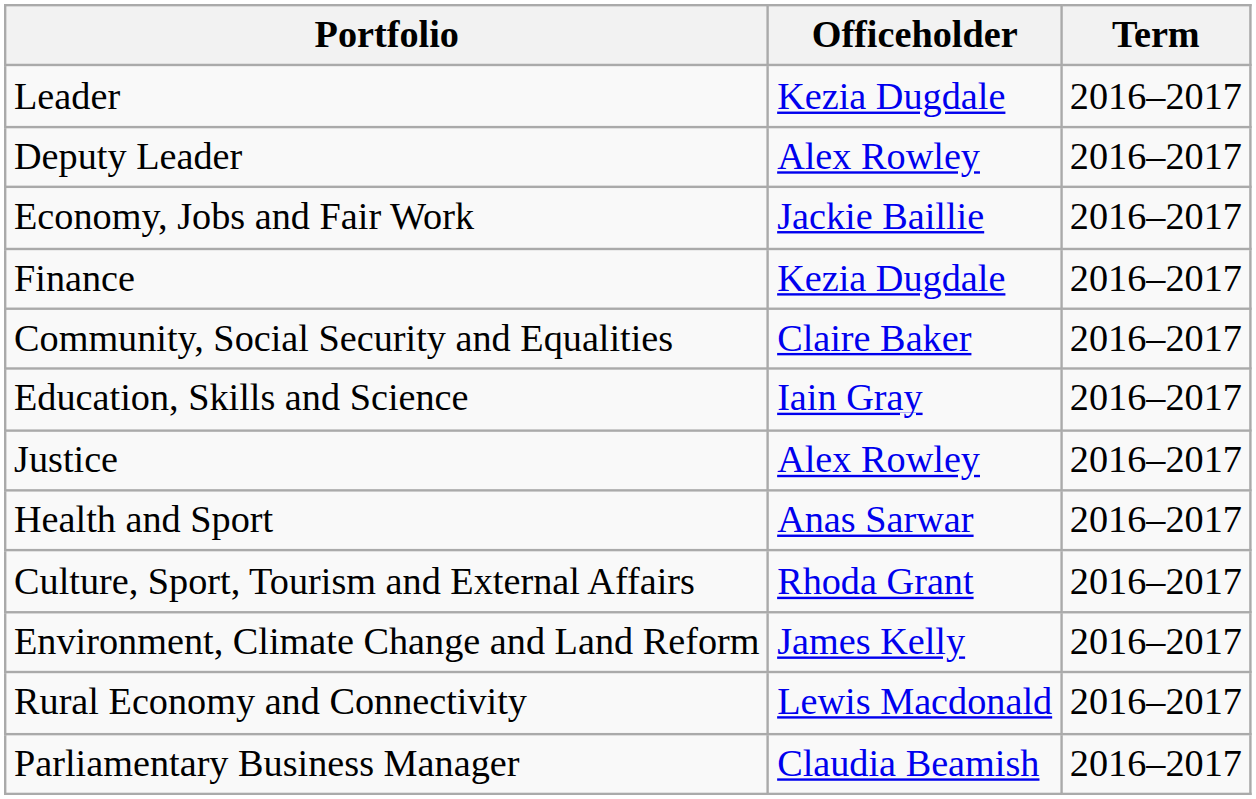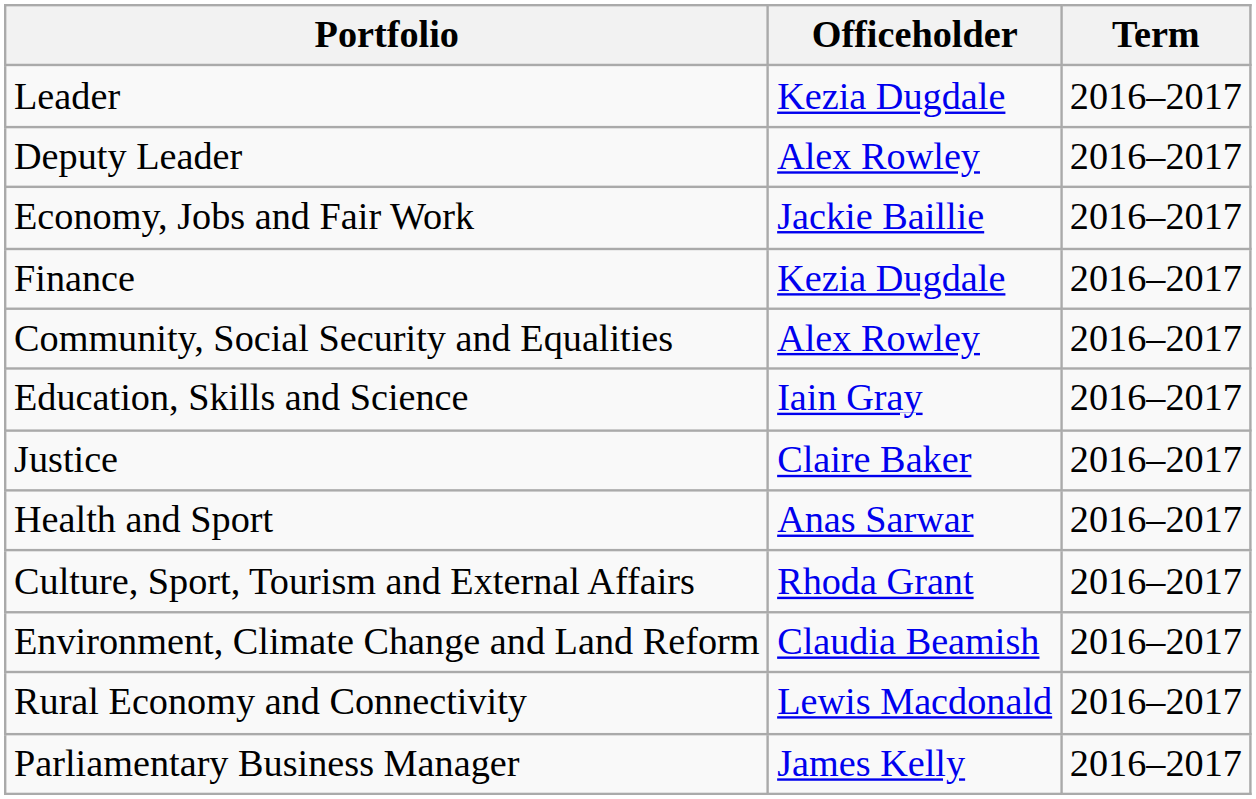(874, 338) Claire Baker -> (879, 338) Alex Rowley
(879, 459) Alex Rowley -> (874, 459) Claire Baker
(871, 641) James Kelly -> (908, 641) Claudia Beamish
(908, 762) Claudia Beamish -> (871, 762) James Kelly
